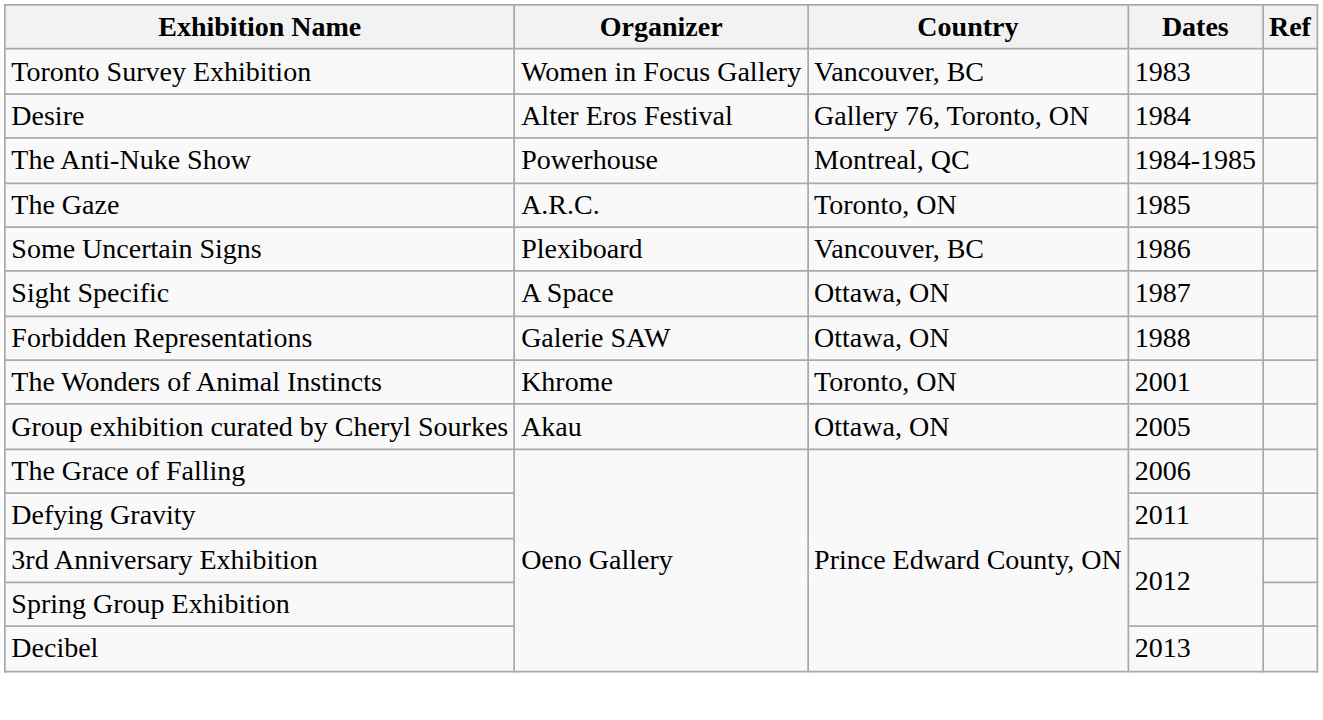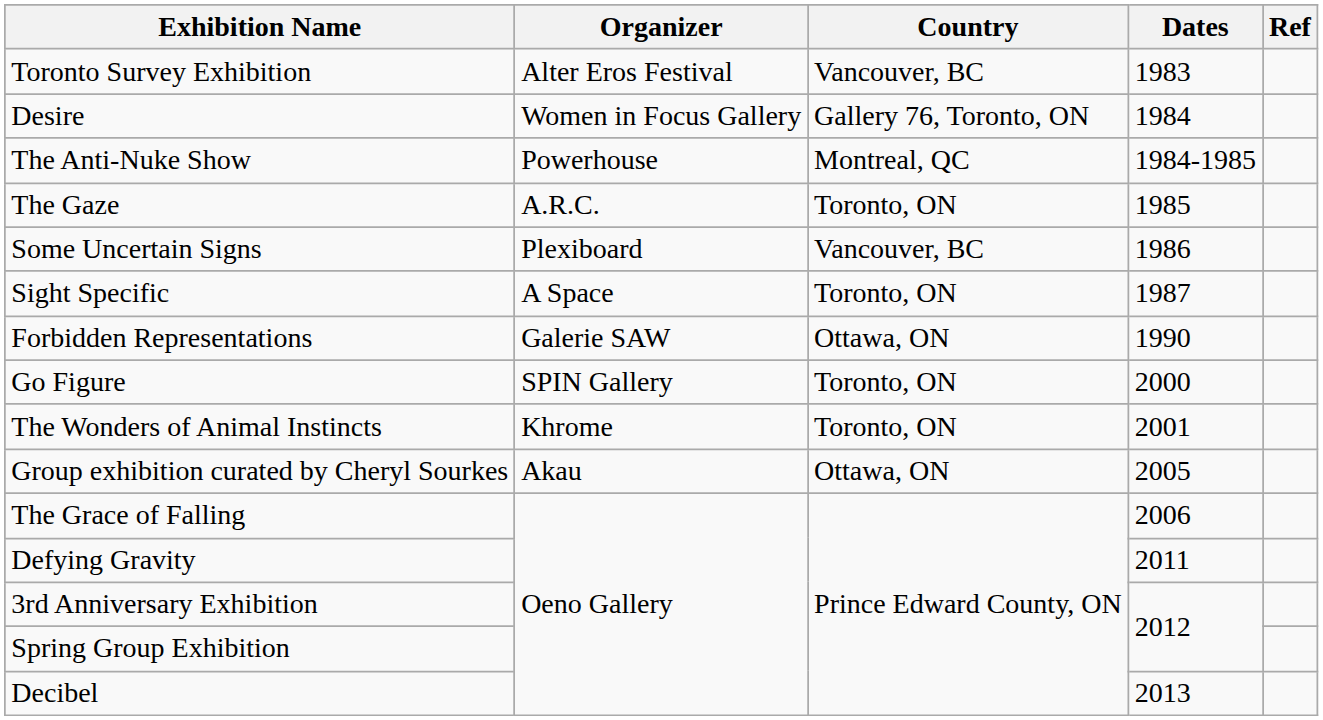(661, 71) Women in Focus Gallery -> (627, 71) Alter Eros Festival
(627, 115) Alter Eros Festival -> (661, 115) Women in Focus Gallery
(882, 293) Ottawa, ON -> (885, 293) Toronto, ON
(1163, 337) 1988 -> (1163, 337) 1990
+ row: (68, 381)
